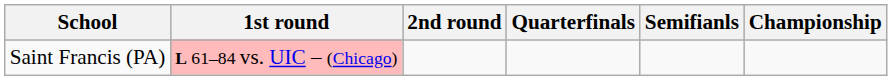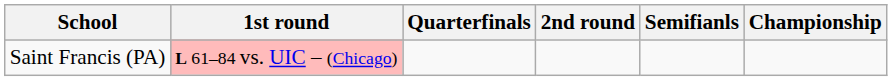columns swapped: (454, 22) <-> (573, 22)
